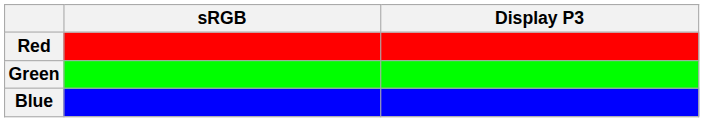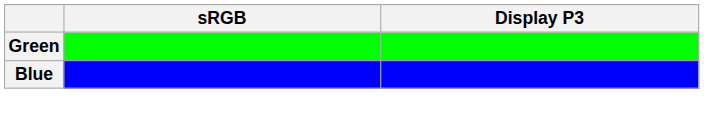- row: (34, 46)
